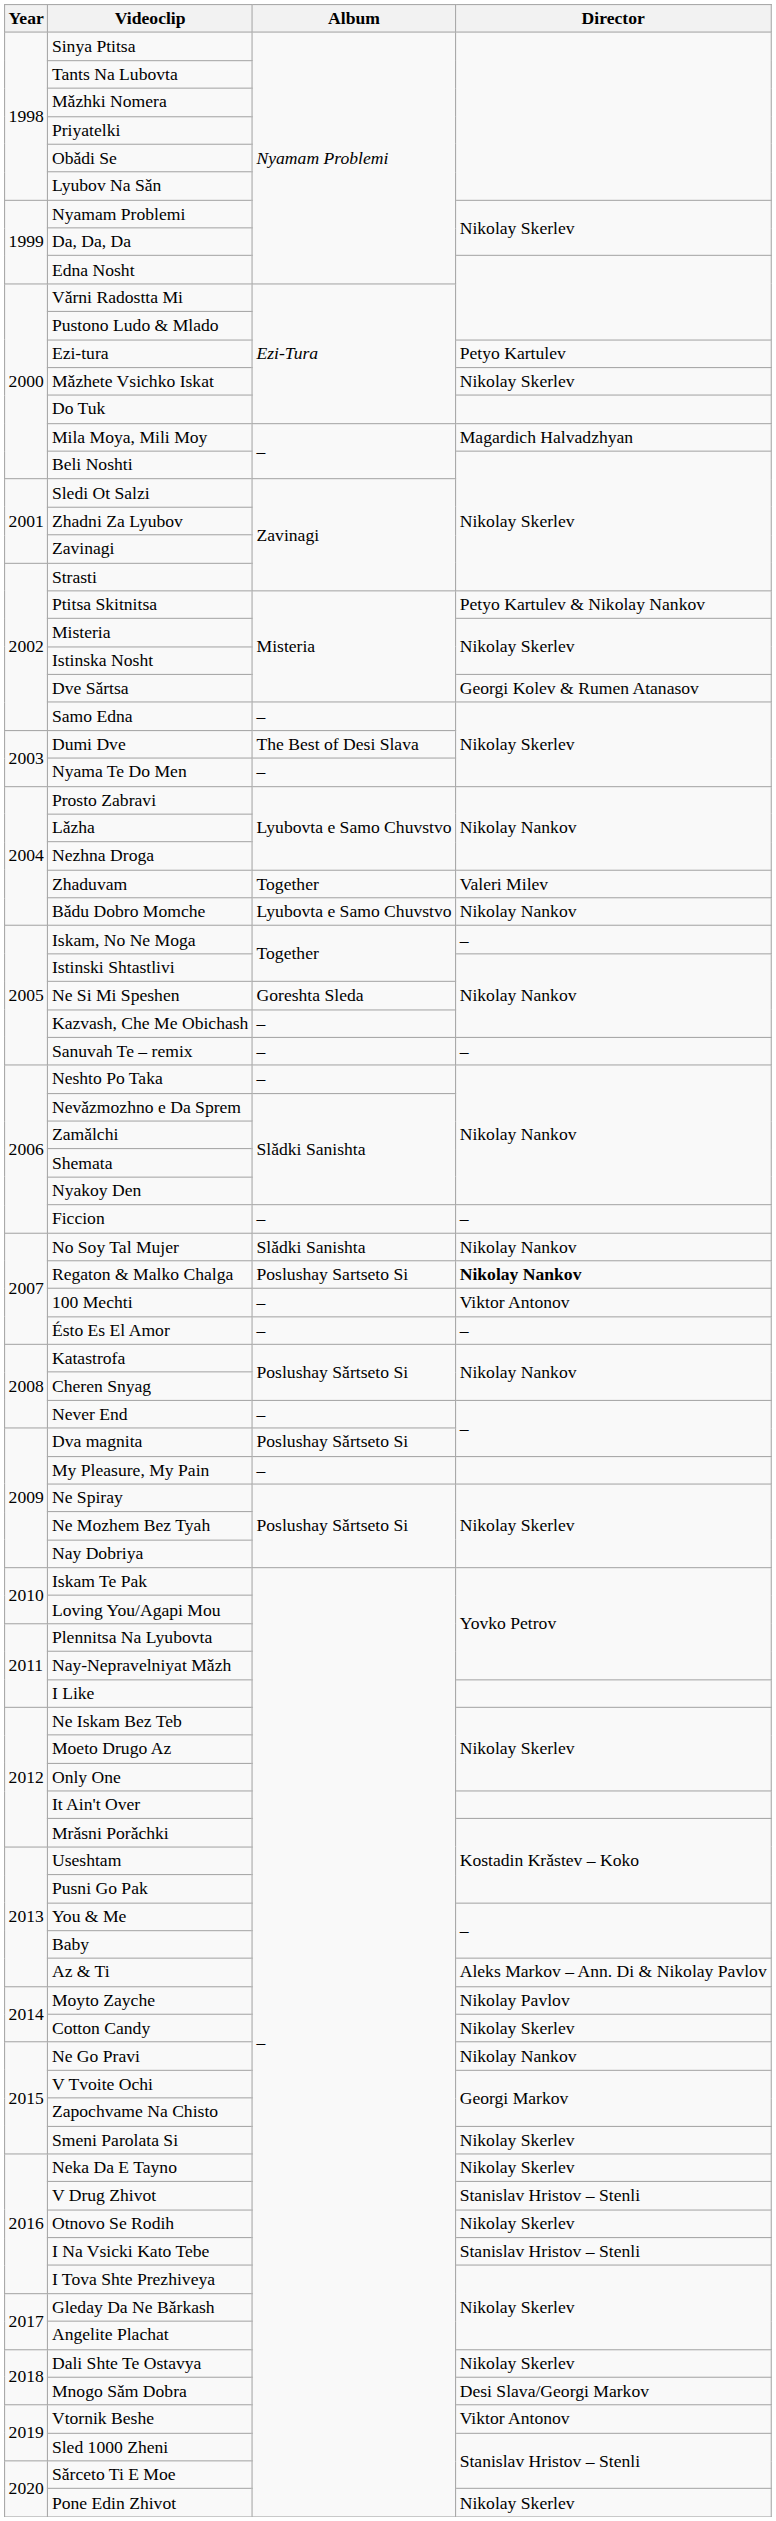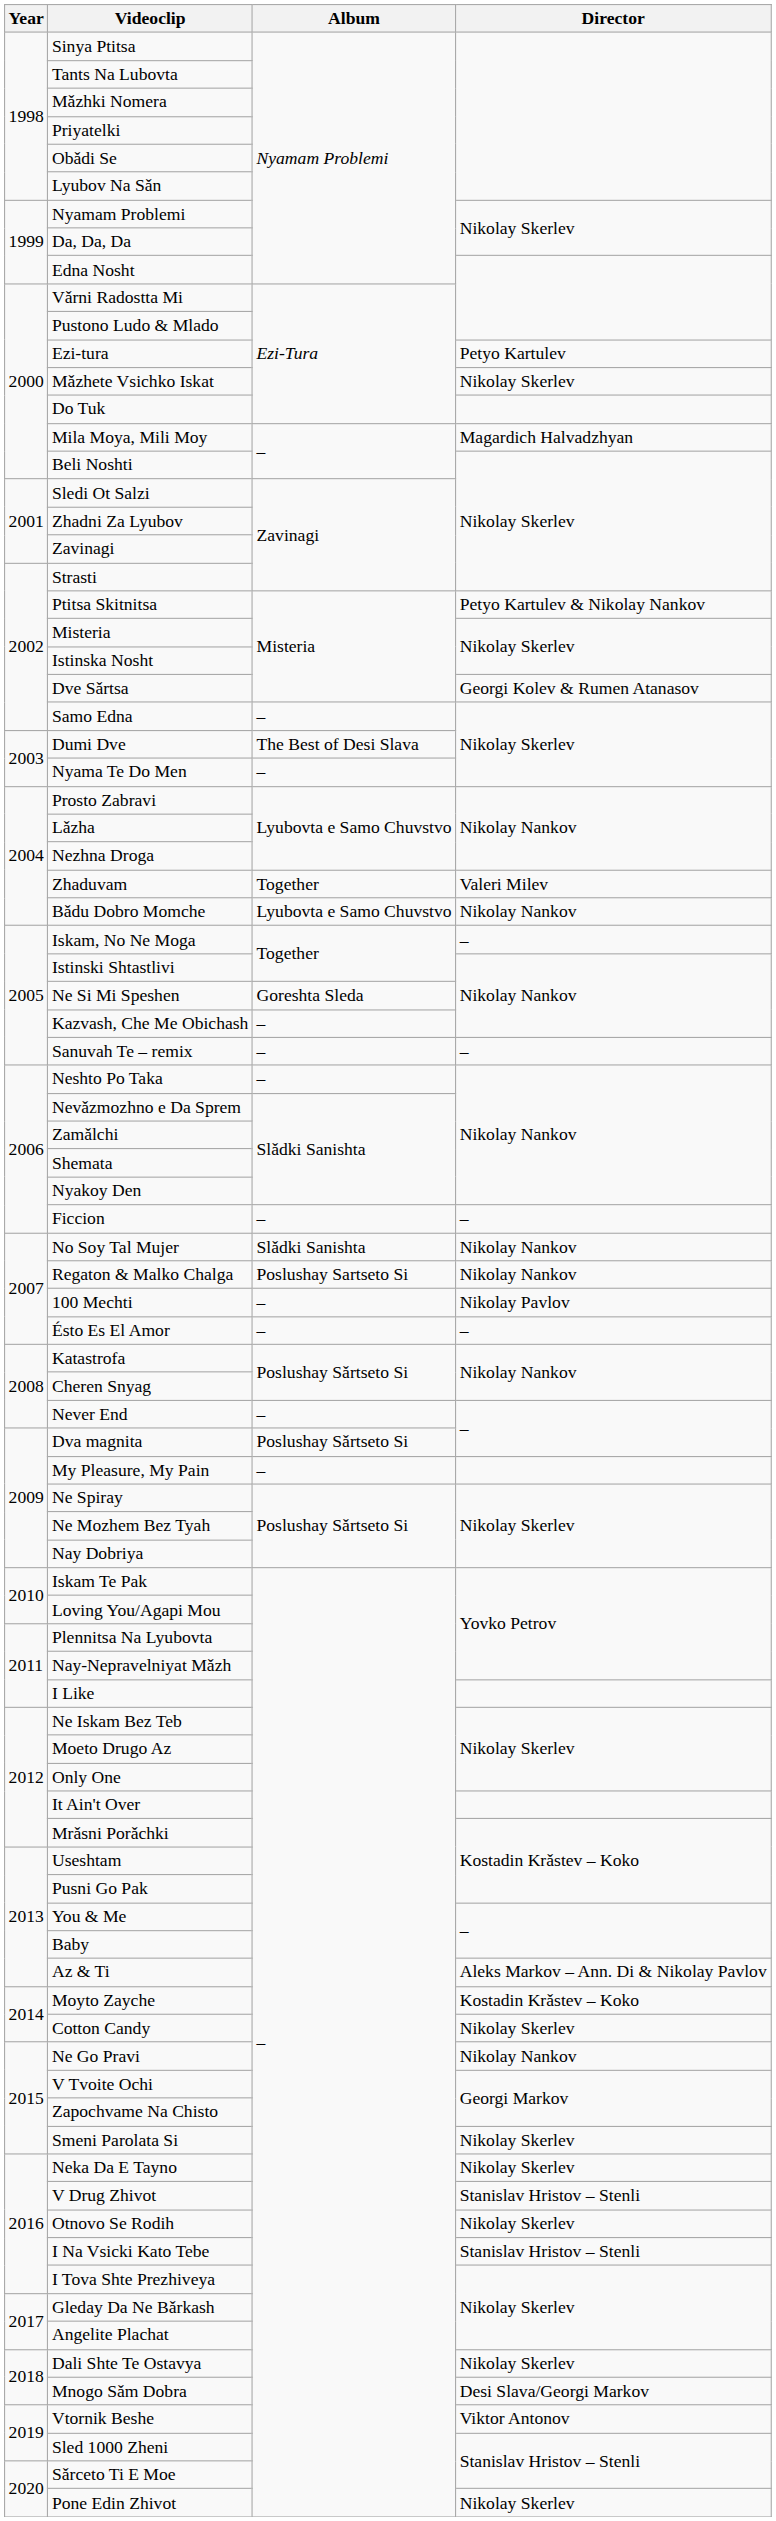(521, 1274) bold -> (518, 1274) normal
(515, 1302) Viktor Antonov -> (515, 1302) Nikolay Pavlov
(515, 2000) Nikolay Pavlov -> (549, 2000) Kostadin Krǎstev – Koko
